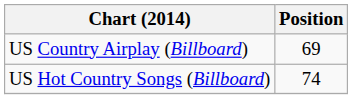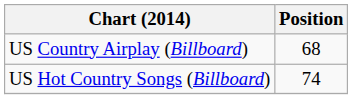(311, 49) 69 -> (311, 49) 68
